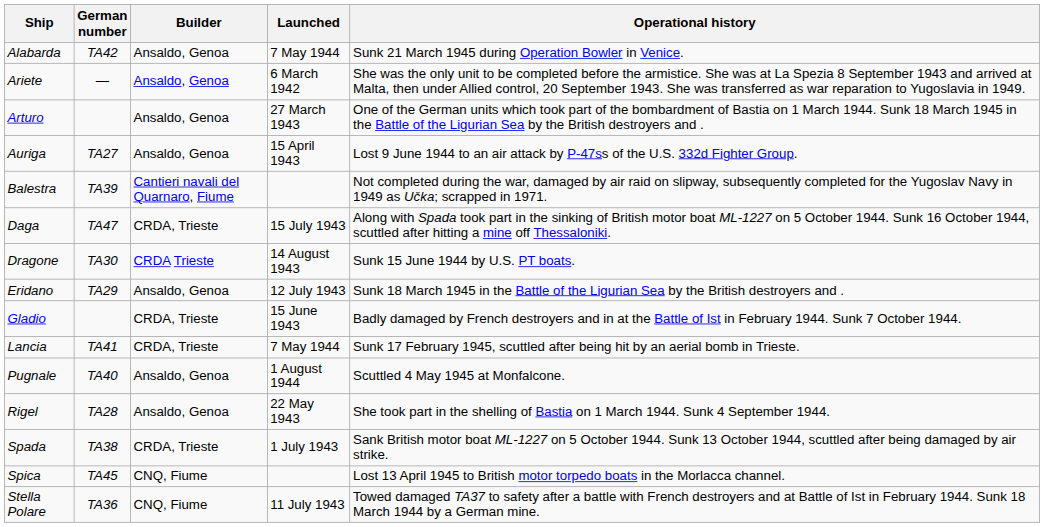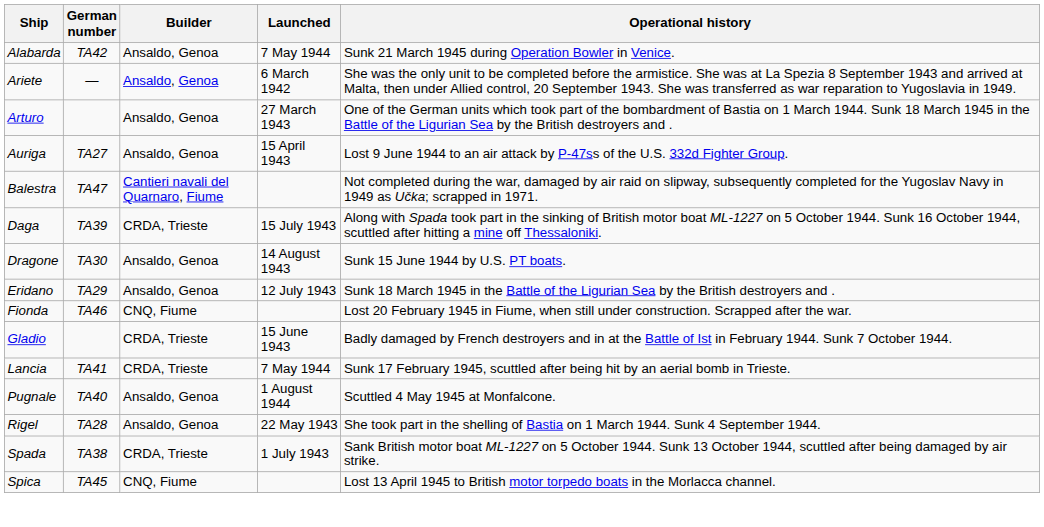(102, 189) TA39 -> (92, 189) TA47
(102, 225) TA47 -> (92, 225) TA39
(174, 261) CRDA Trieste -> (171, 261) Ansaldo, Genoa
+ row: (28, 311)
- row: (27, 504)
